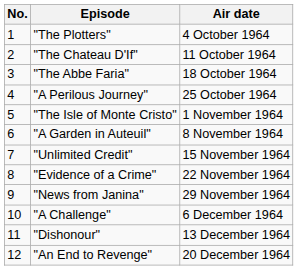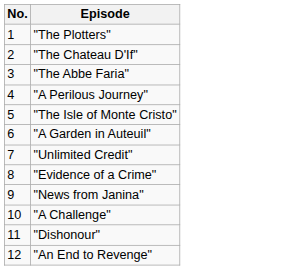- column: (236, 14)
